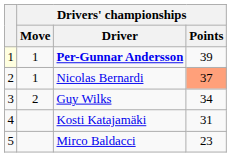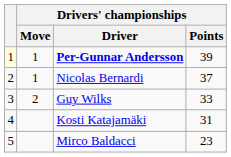(206, 77) lightsalmon background -> (206, 77) no background
(206, 99) 34 -> (206, 99) 33
